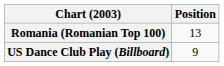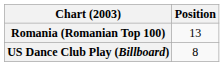(195, 52) 9 -> (195, 52) 8
